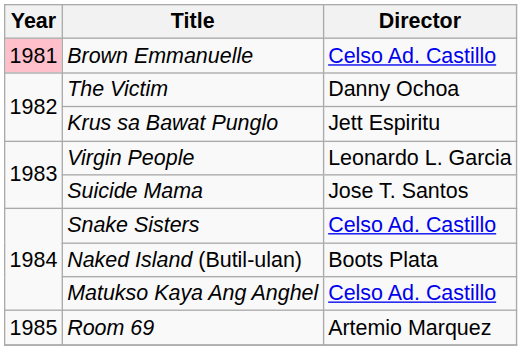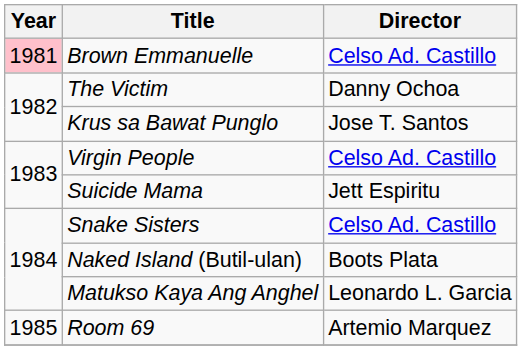(384, 123) Jett Espiritu -> (398, 123) Jose T. Santos
(420, 157) Leonardo L. Garcia -> (412, 157) Celso Ad. Castillo
(398, 191) Jose T. Santos -> (384, 191) Jett Espiritu
(412, 293) Celso Ad. Castillo -> (420, 293) Leonardo L. Garcia
